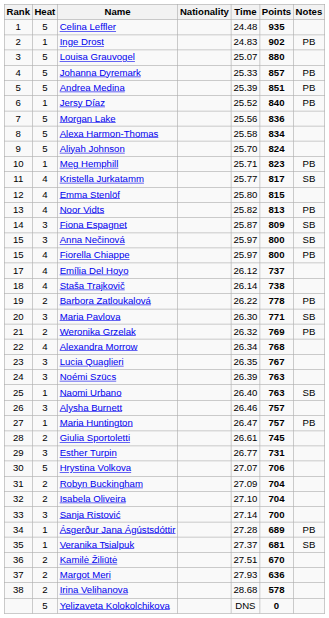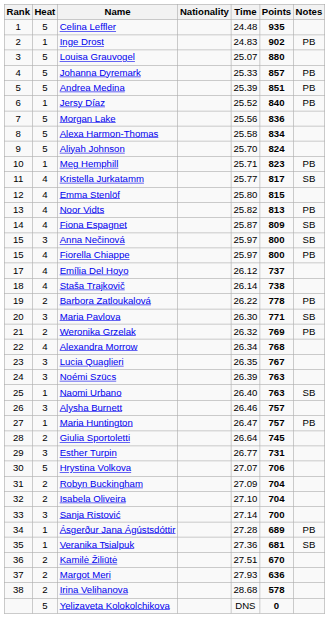(45, 225) 3 -> (45, 225) 4
(245, 438) 26.61 -> (245, 438) 26.64
(245, 544) 27.37 -> (245, 544) 27.36
